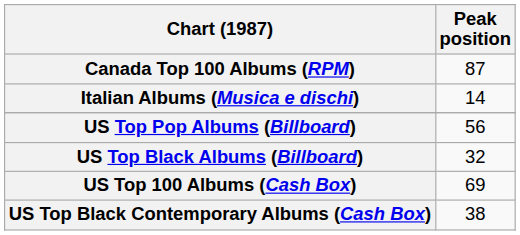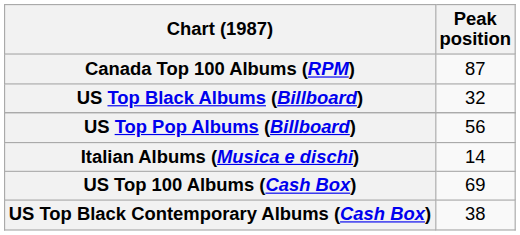rows swapped: (220, 98) <-> (220, 156)
